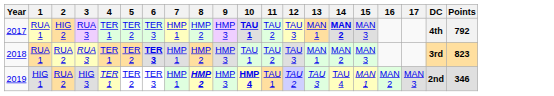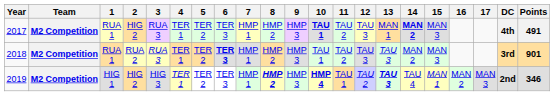+ column: (64, 11)
(462, 30) 792 -> (534, 30) 491
(317, 54) MAN 1 -> (388, 54) TAU 3
(462, 54) 823 -> (534, 54) 901
(63, 78) RUA 2 -> (135, 78) HIG 2
(317, 78) normal -> (388, 78) bold
